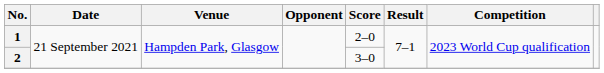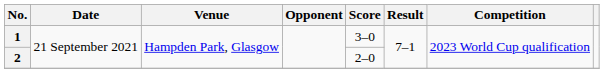(365, 36) 2–0 -> (365, 36) 3–0
(365, 57) 3–0 -> (365, 57) 2–0
